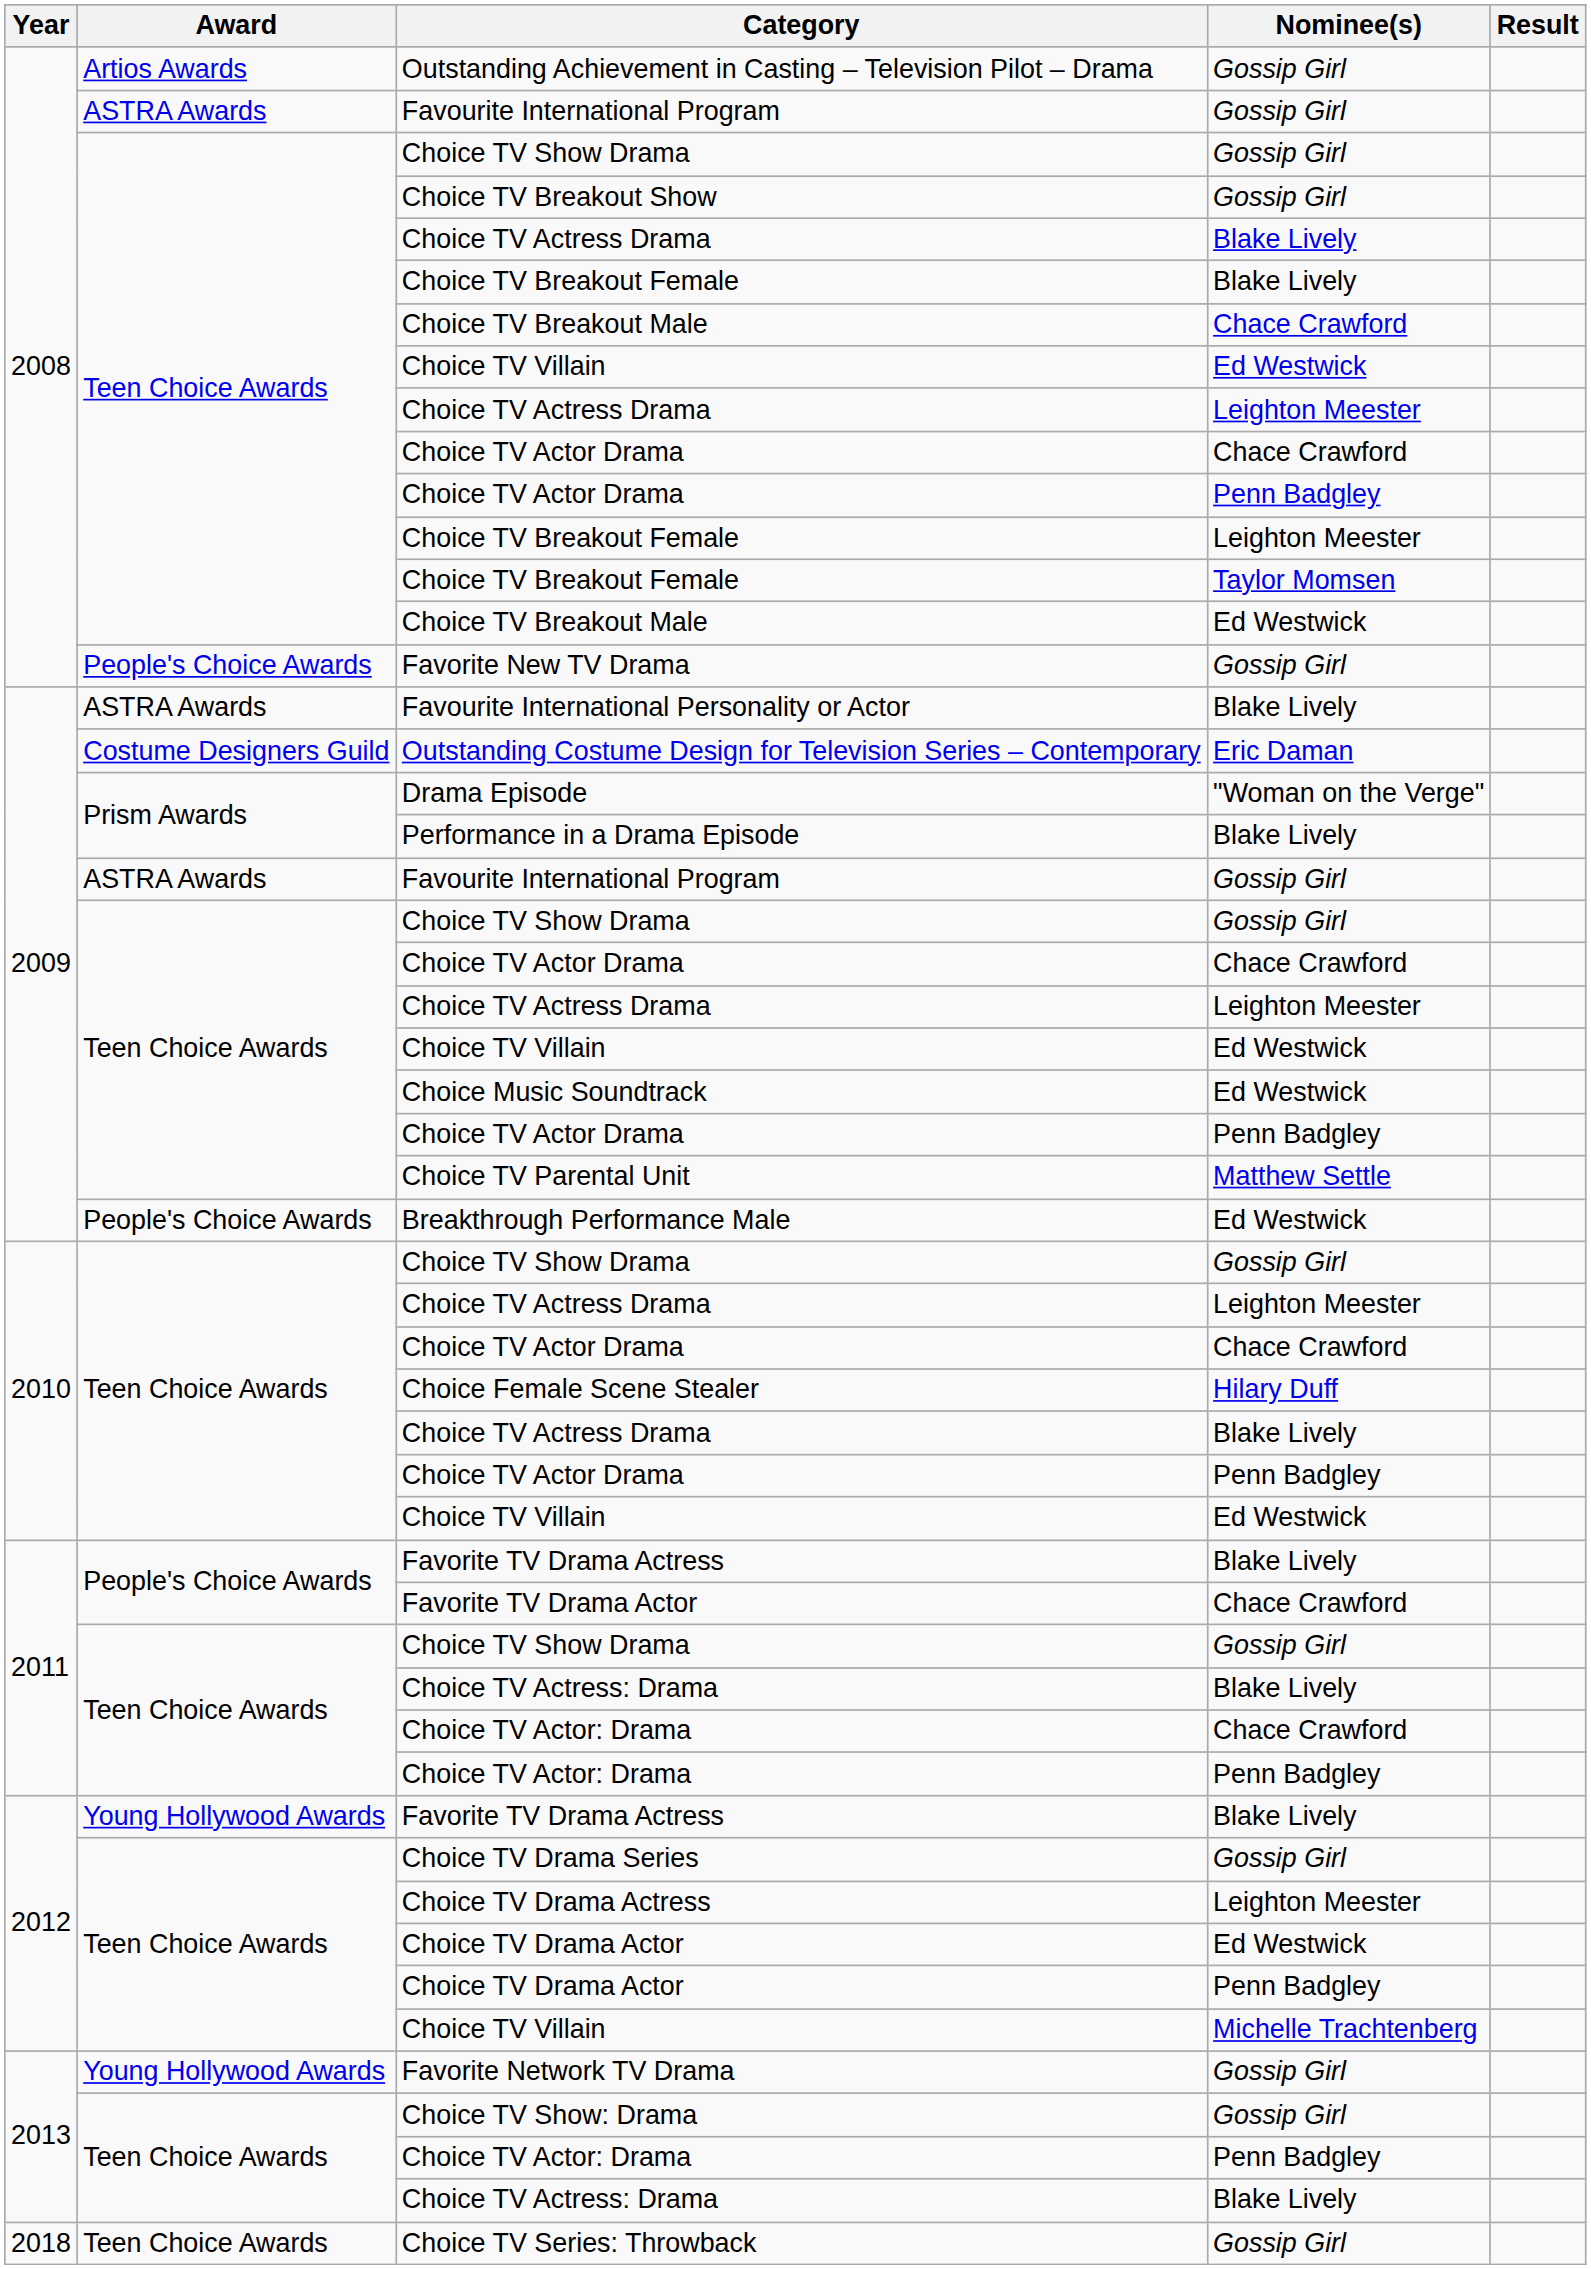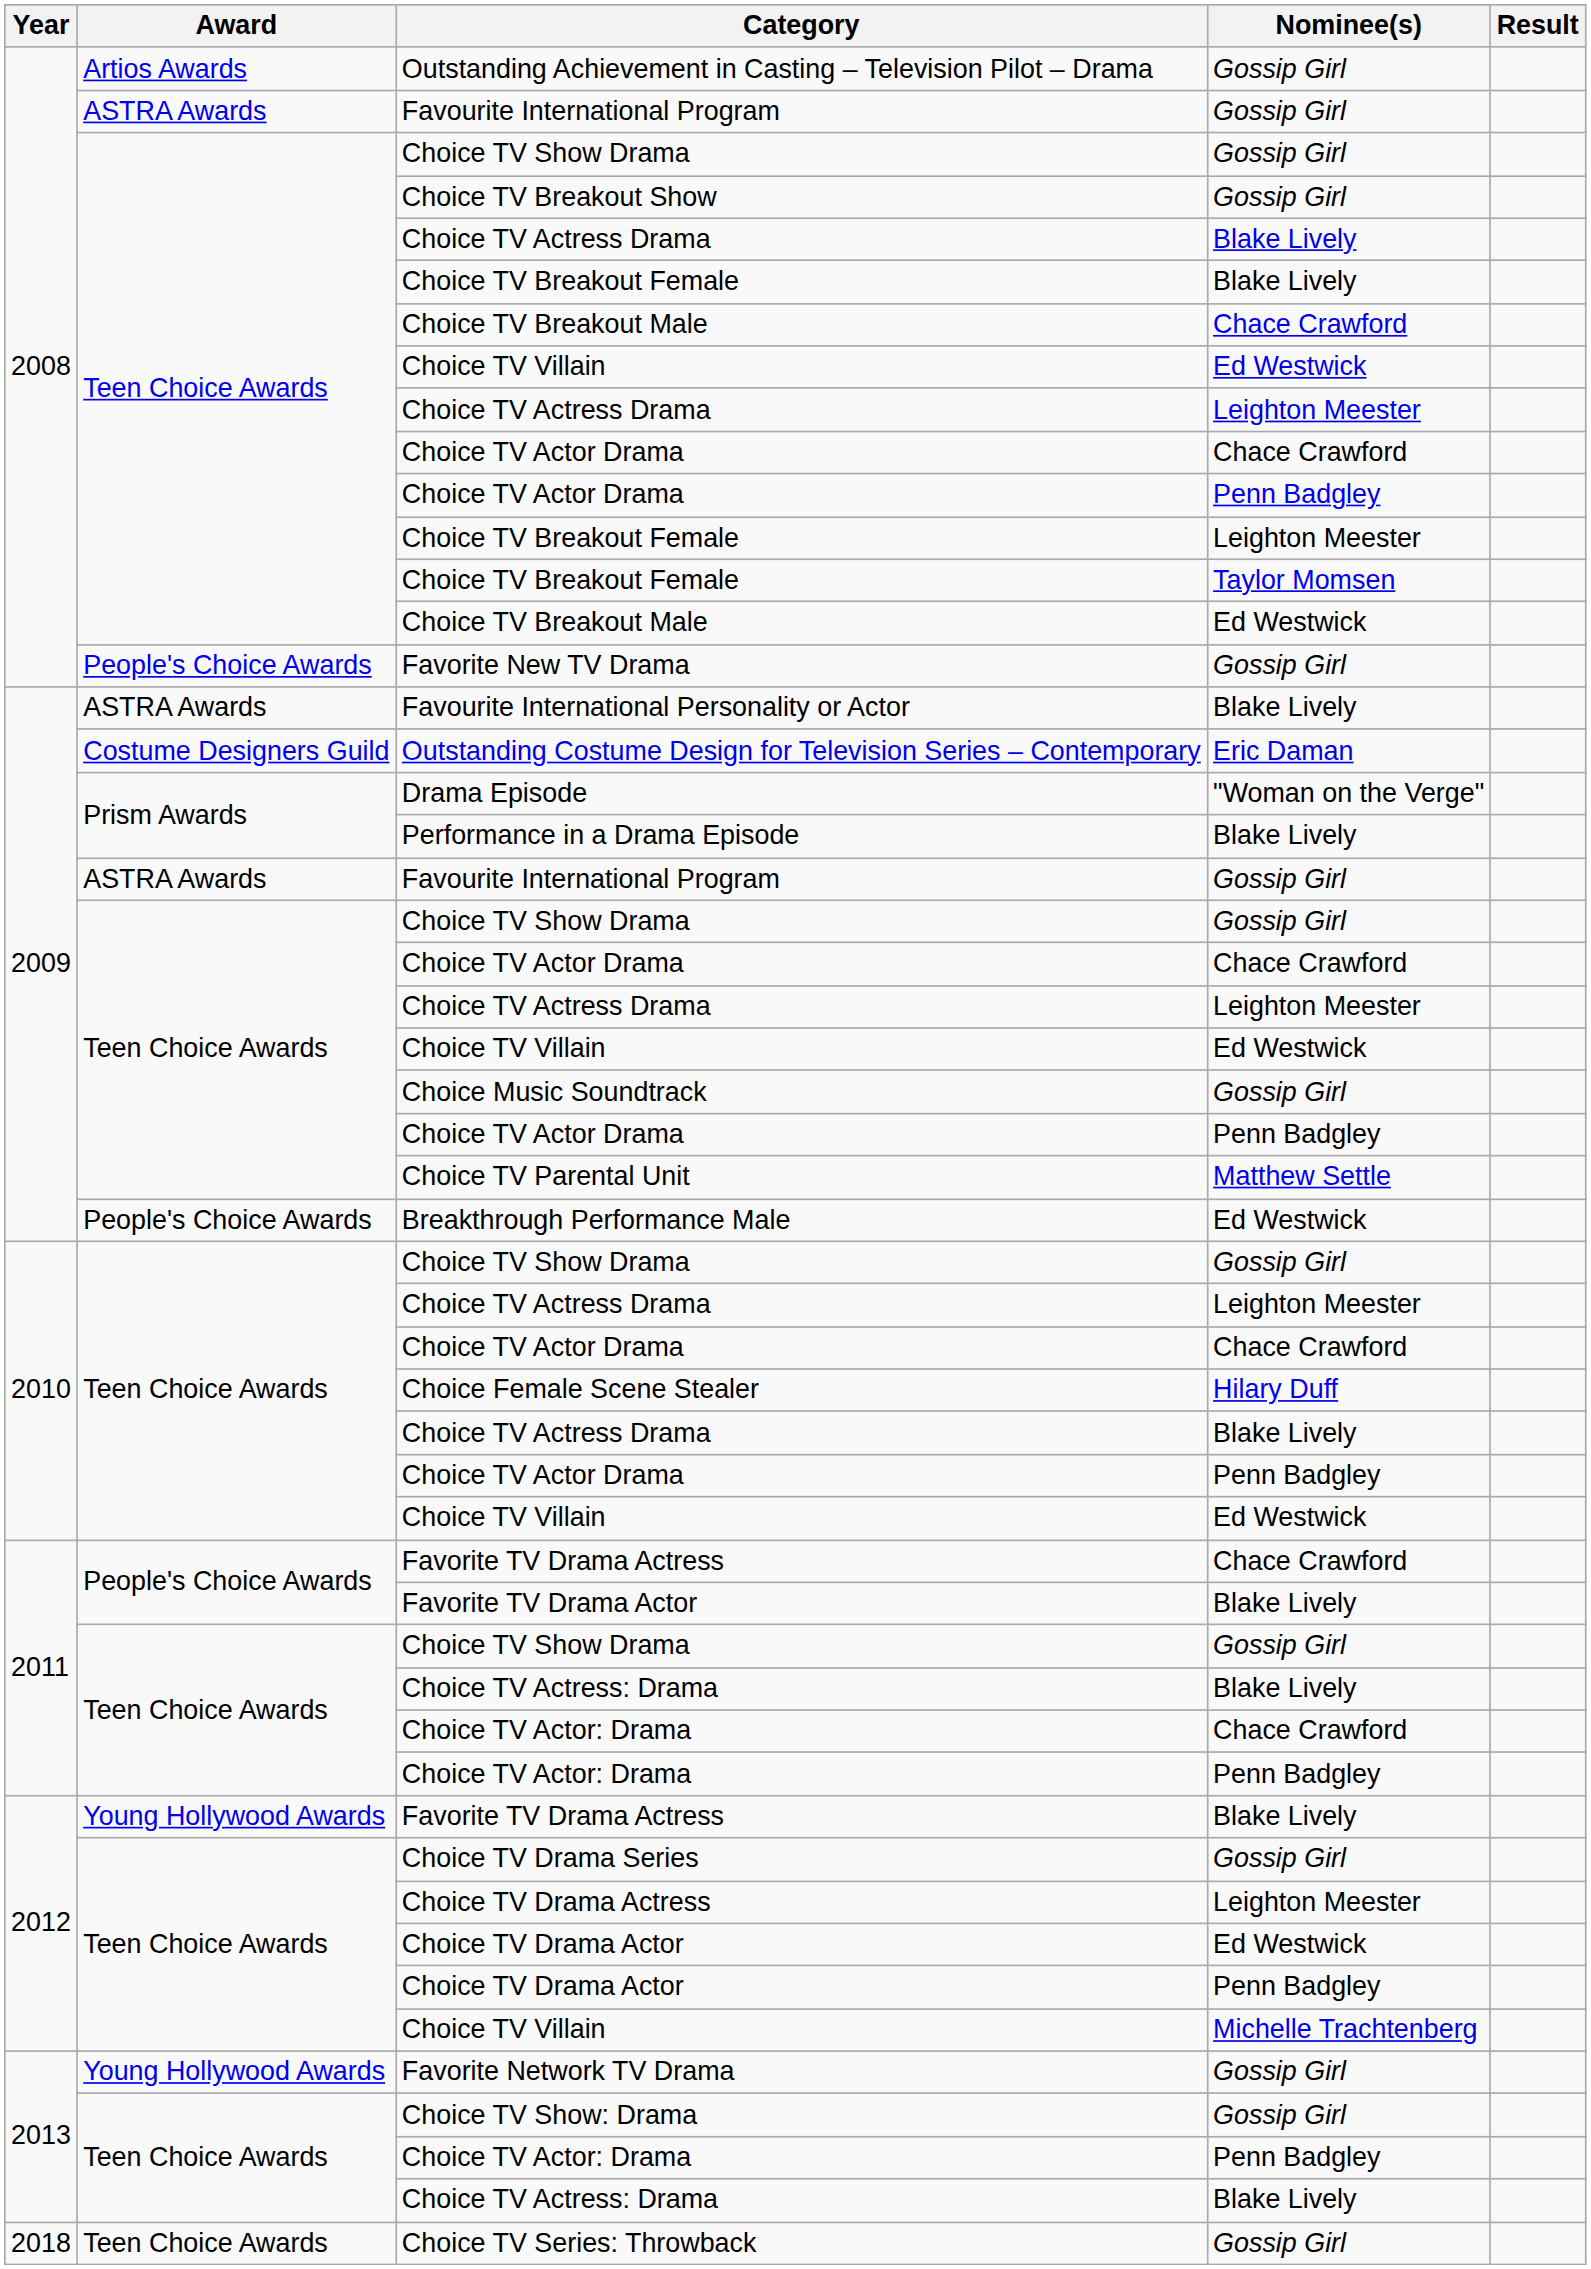(1290, 1091) Ed Westwick -> (1280, 1091) Gossip Girl
(1285, 1560) Blake Lively -> (1310, 1560) Chace Crawford
(1310, 1603) Chace Crawford -> (1285, 1603) Blake Lively
